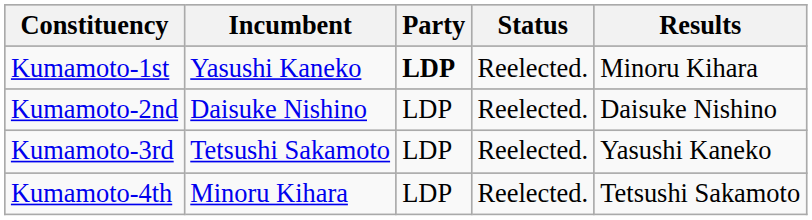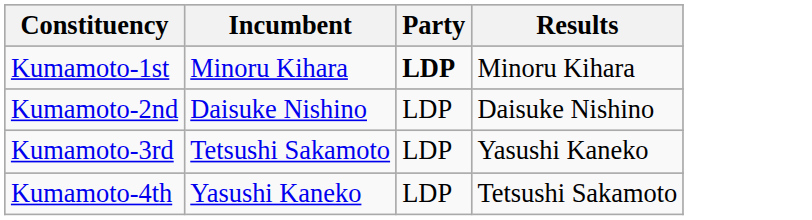- column: (533, 25)
(276, 67) Yasushi Kaneko -> (269, 67) Minoru Kihara
(269, 192) Minoru Kihara -> (276, 192) Yasushi Kaneko
